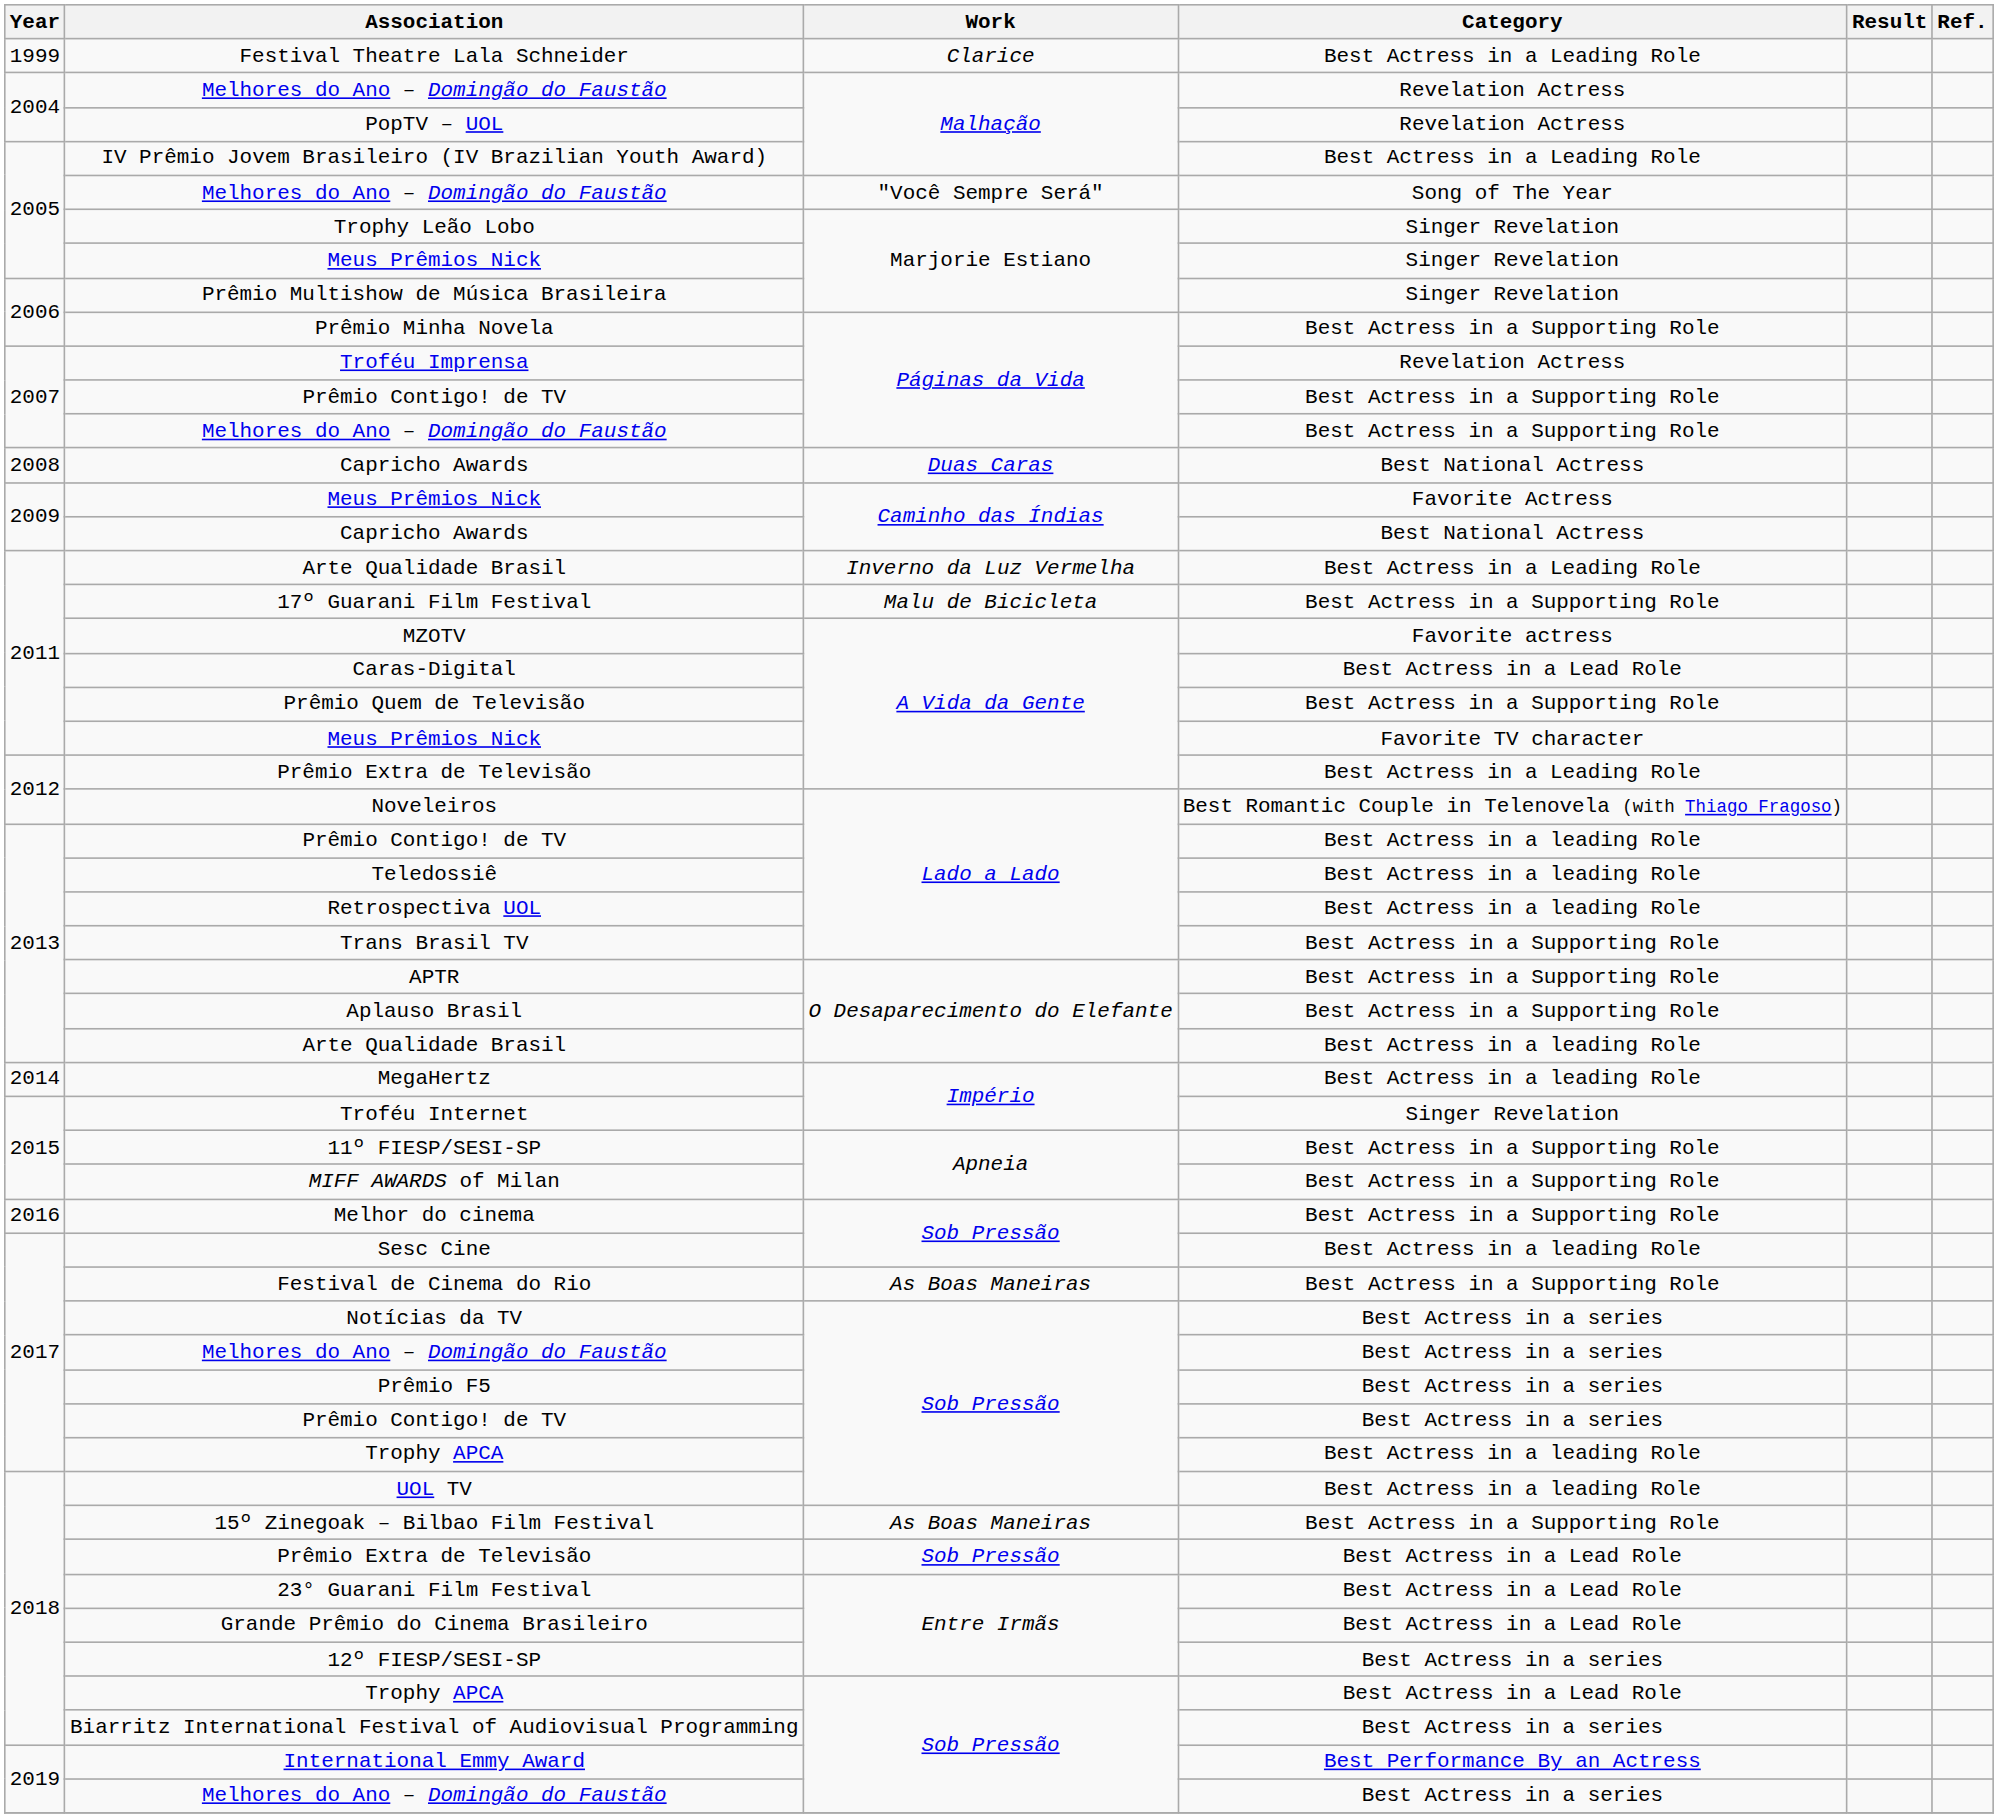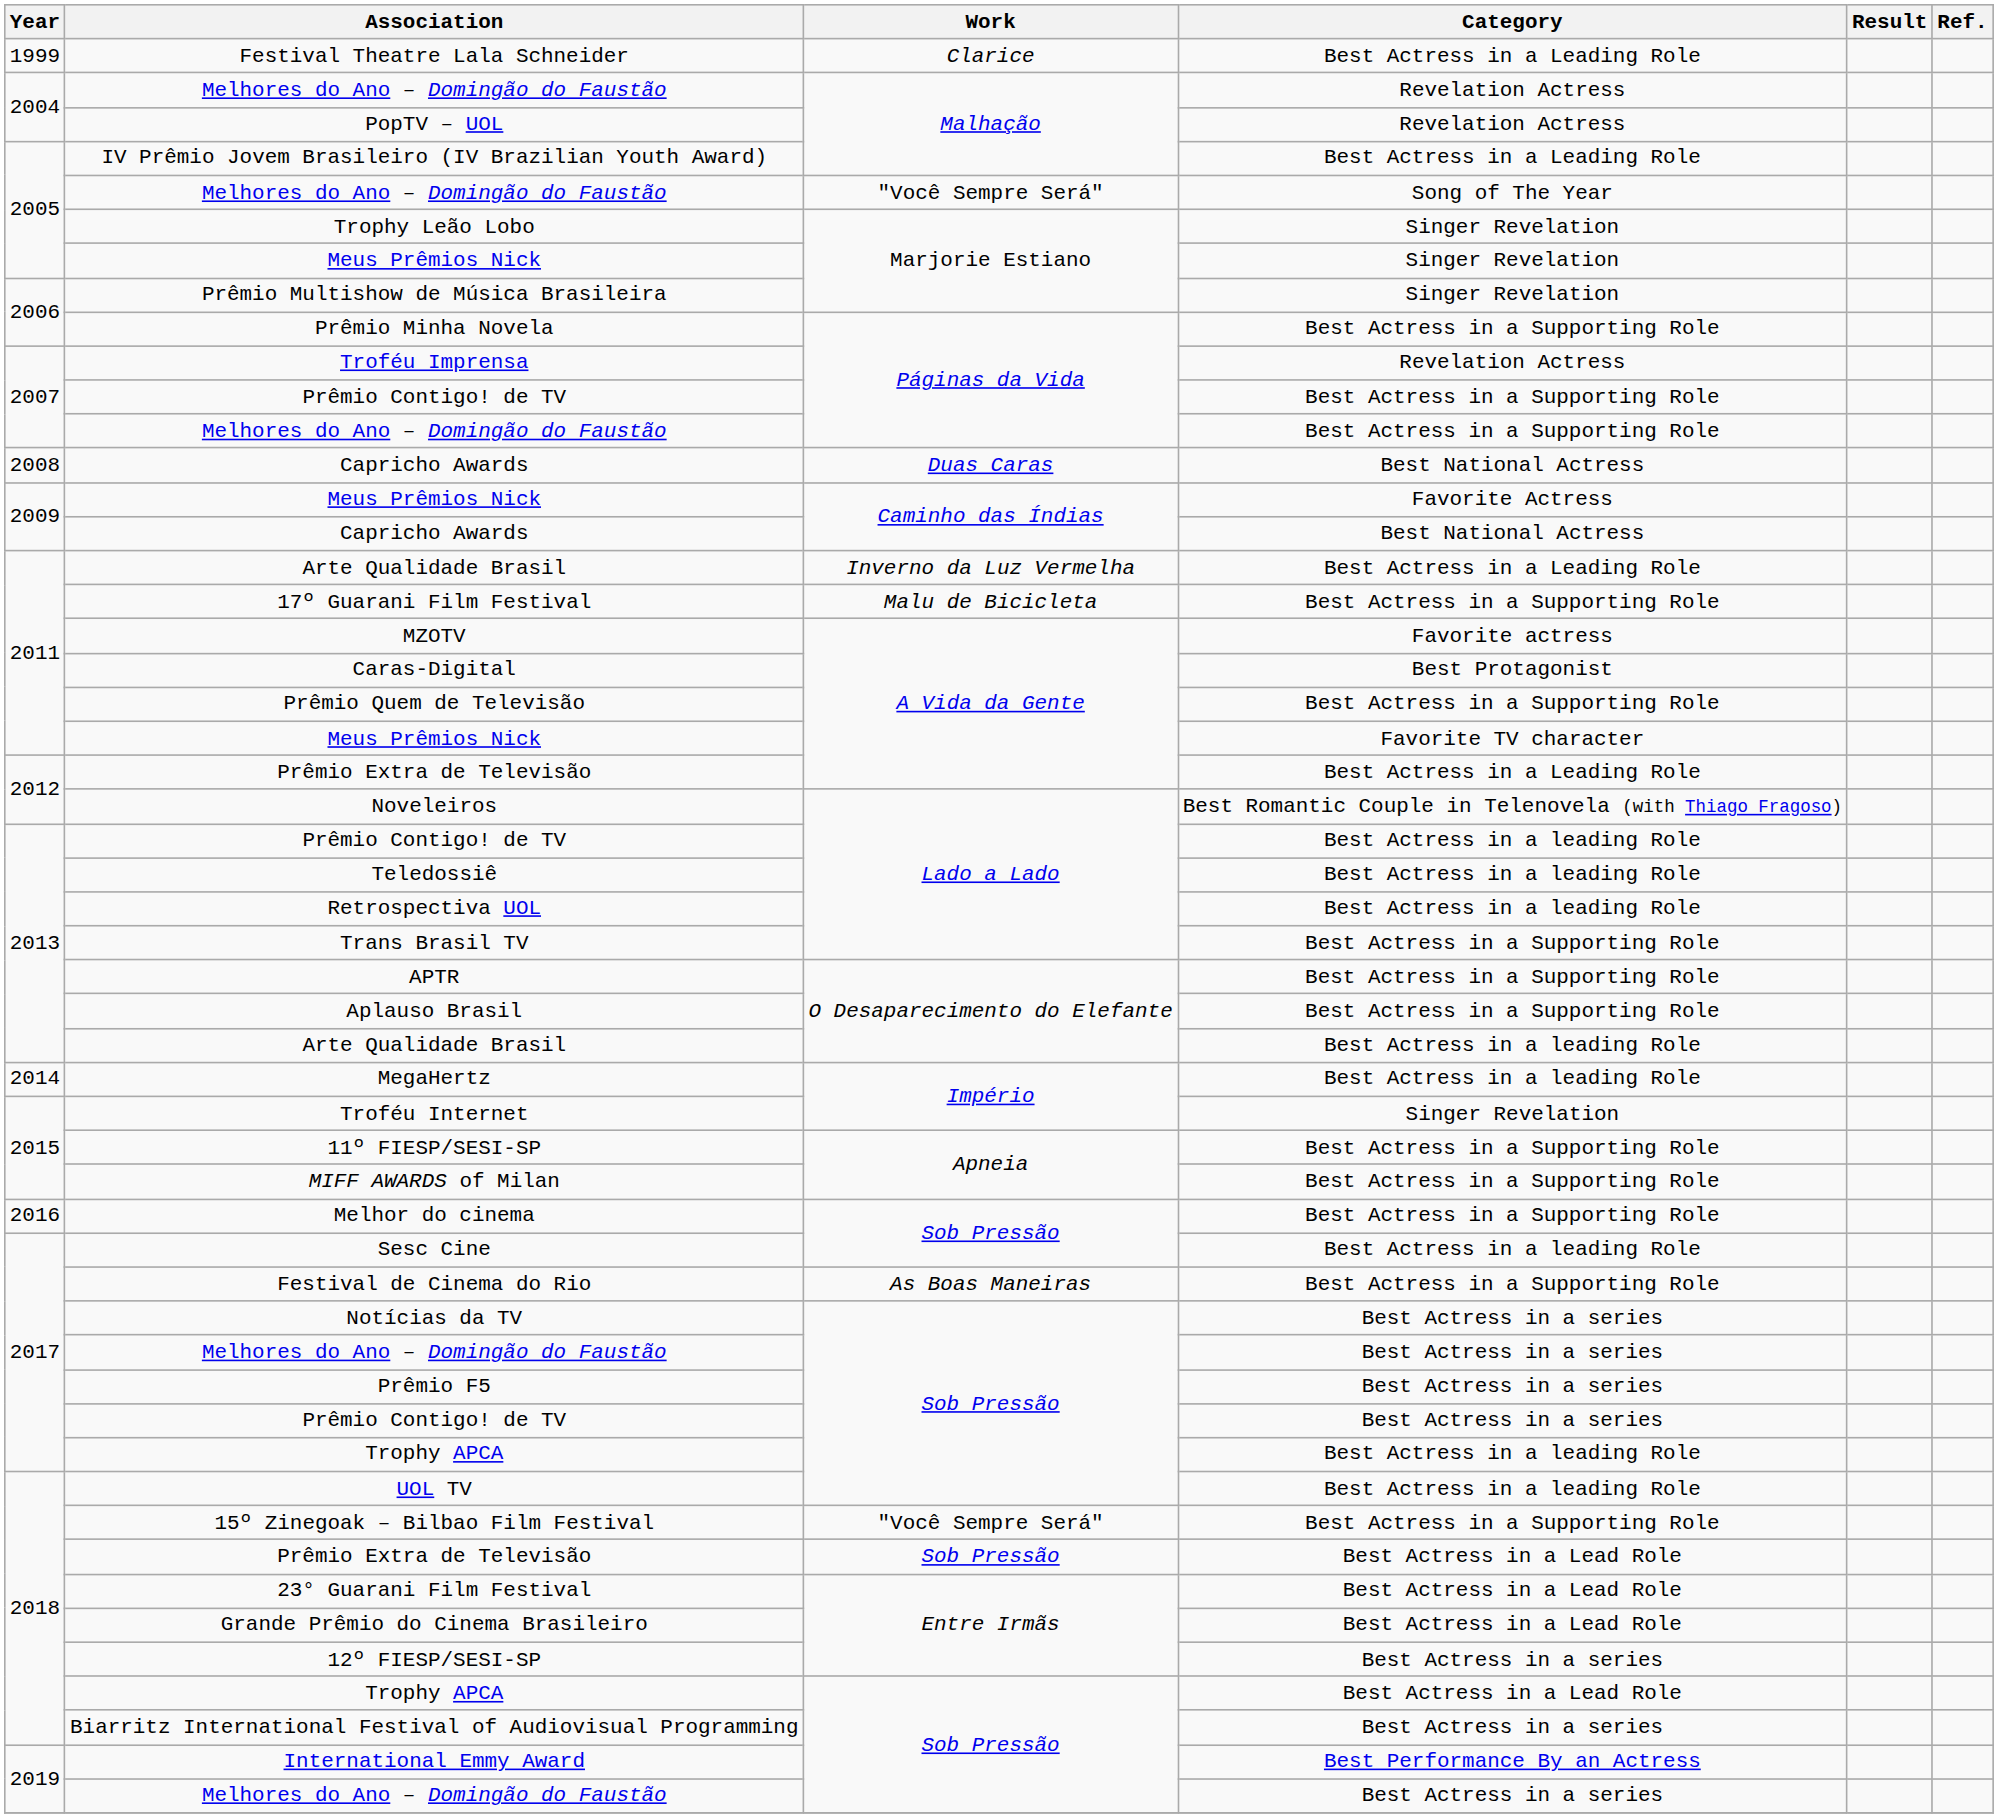(1512, 670) Best Actress in a Lead Role -> (1512, 670) Best Protagonist
(991, 1523) As Boas Maneiras -> (991, 1523) "Você Sempre Será"
